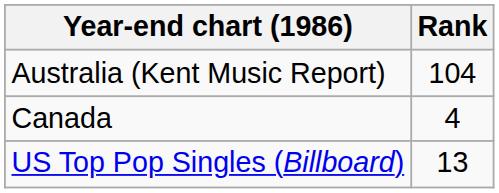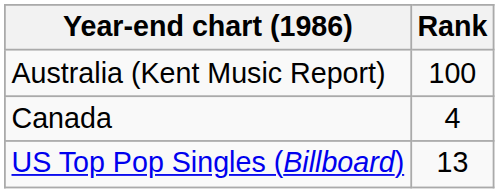(452, 72) 104 -> (452, 72) 100
